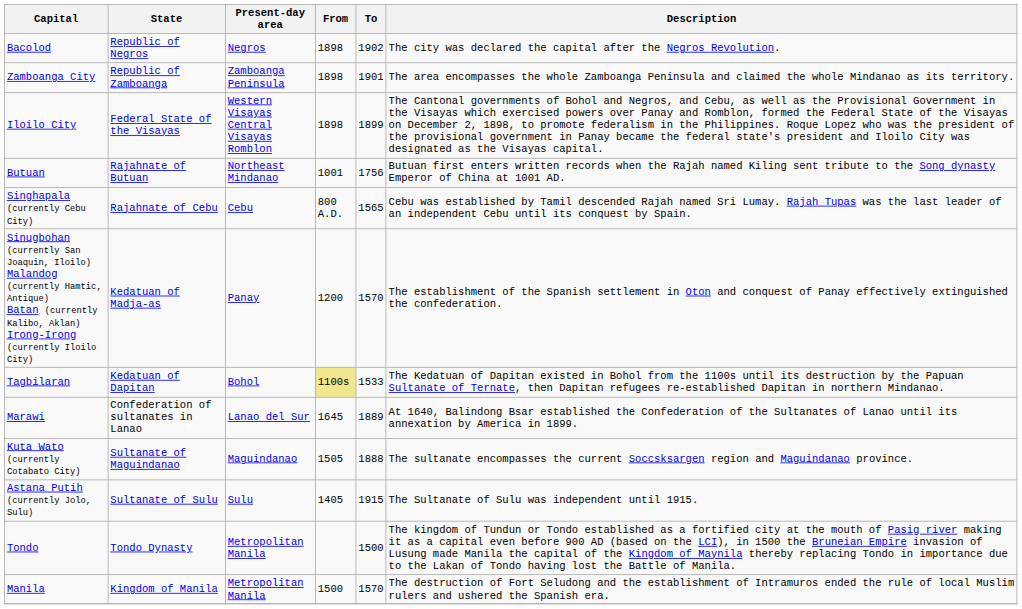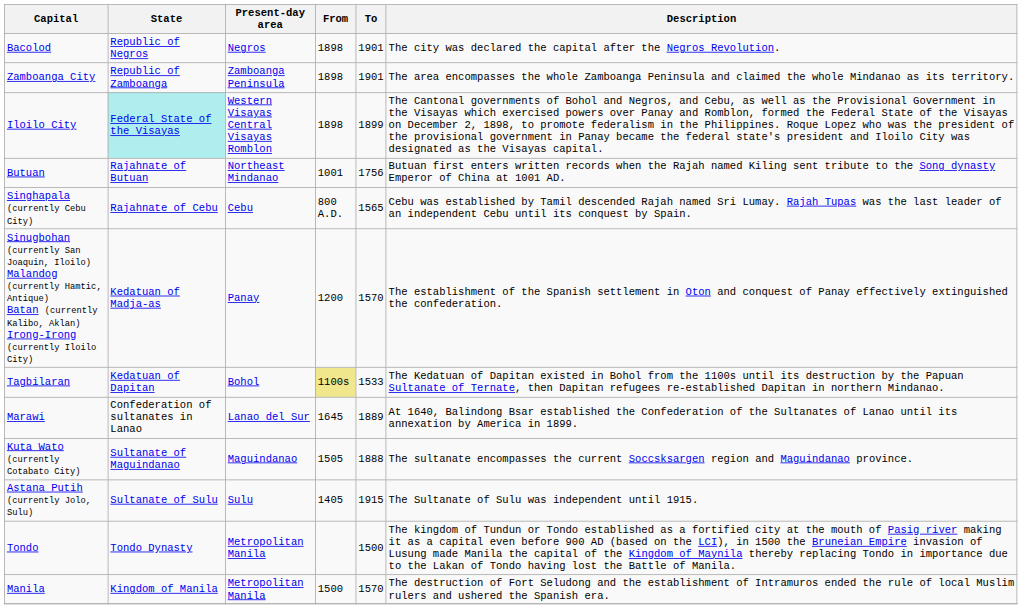(371, 48) 1902 -> (371, 48) 1901
(161, 125) no background -> (161, 125) paleturquoise background
